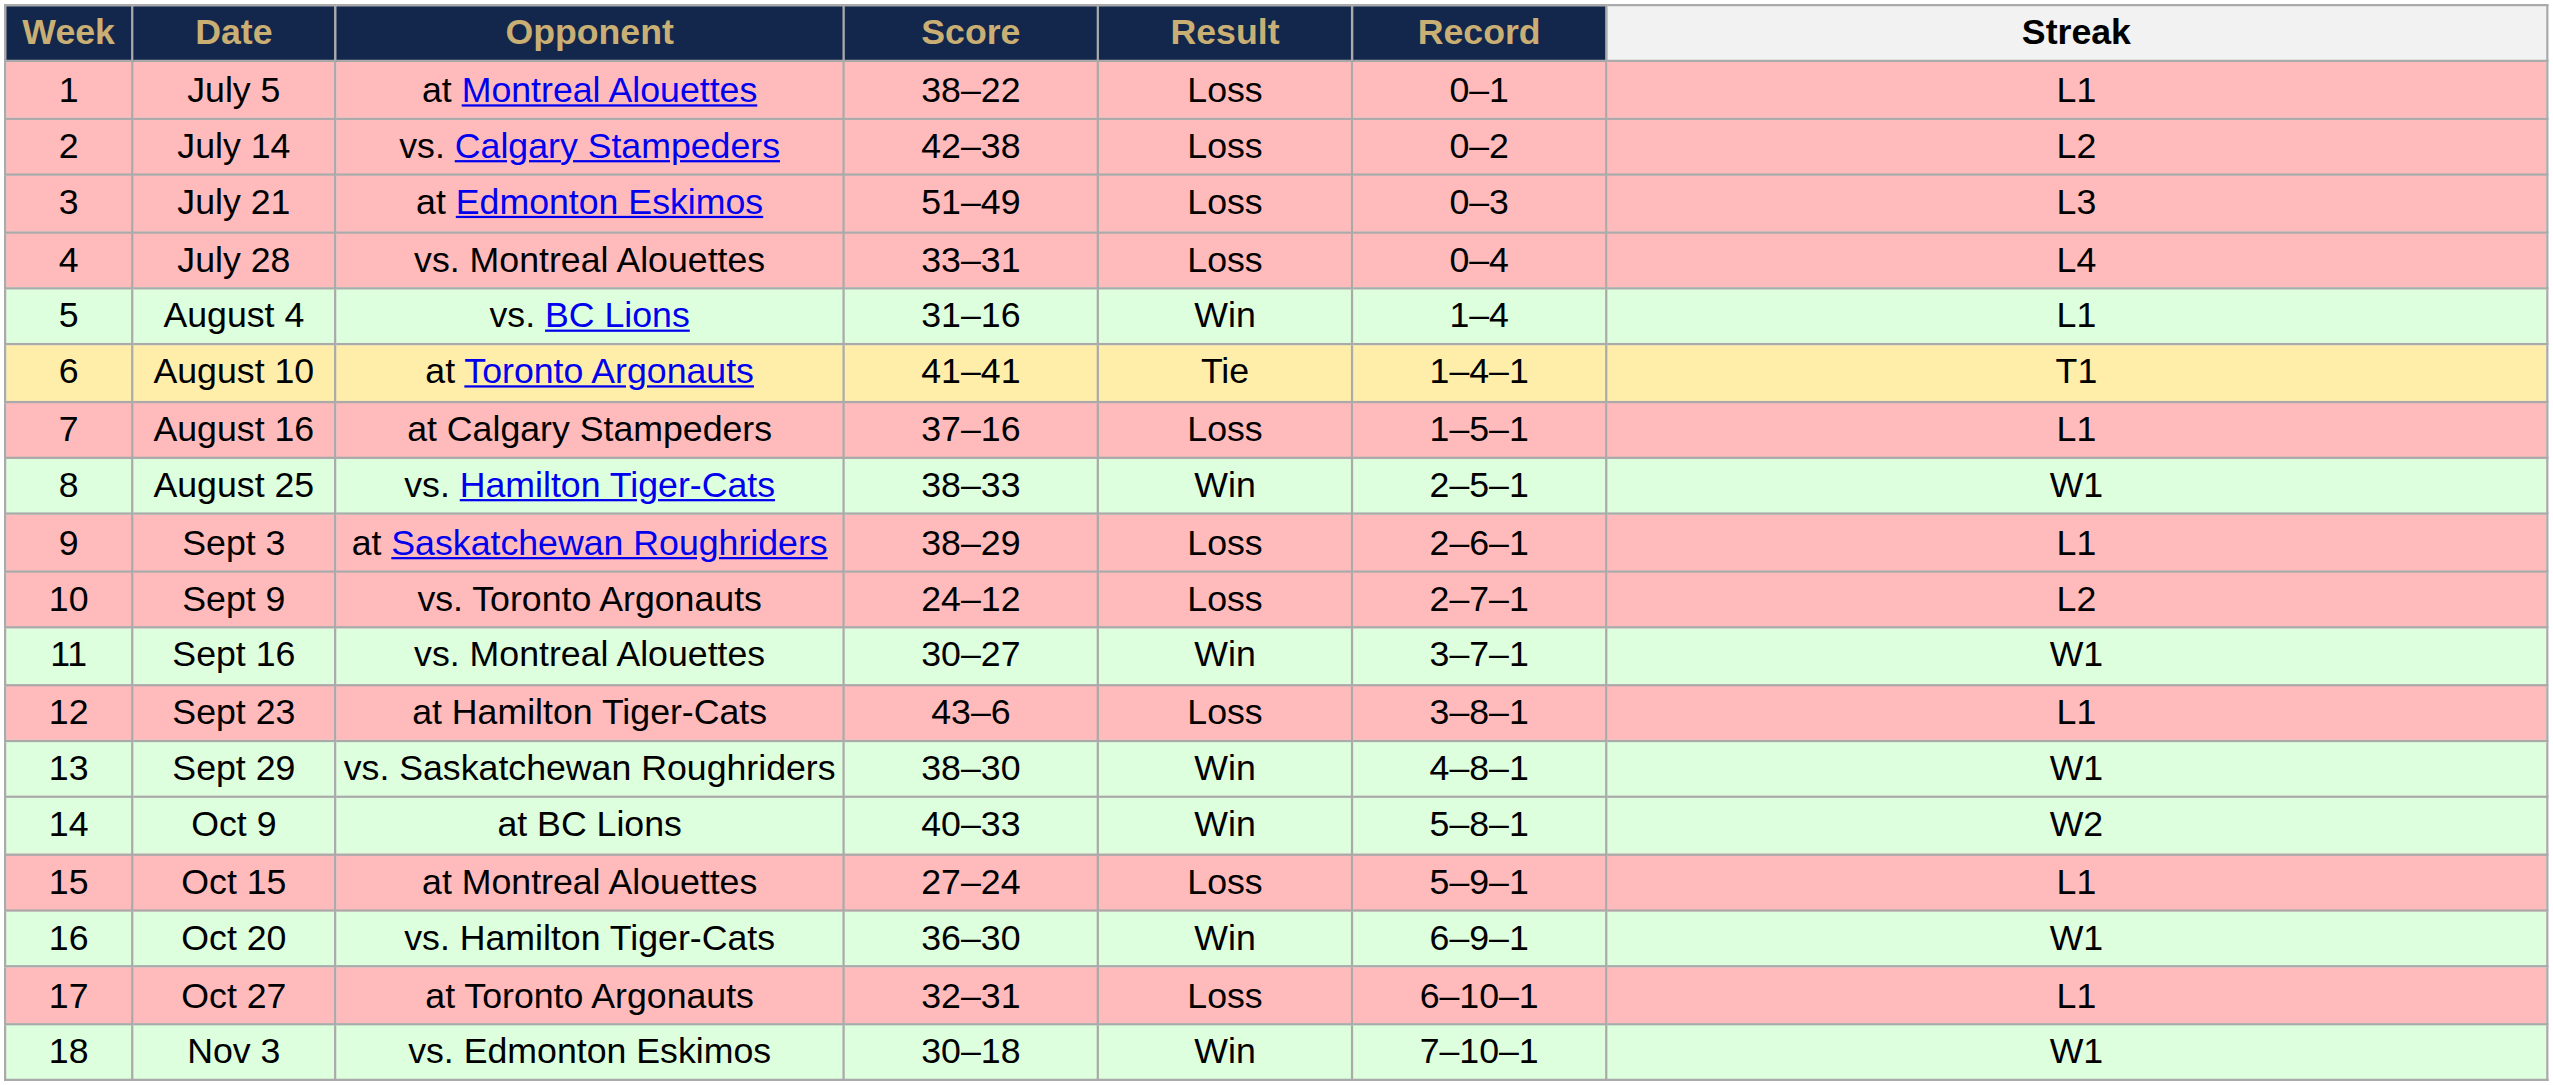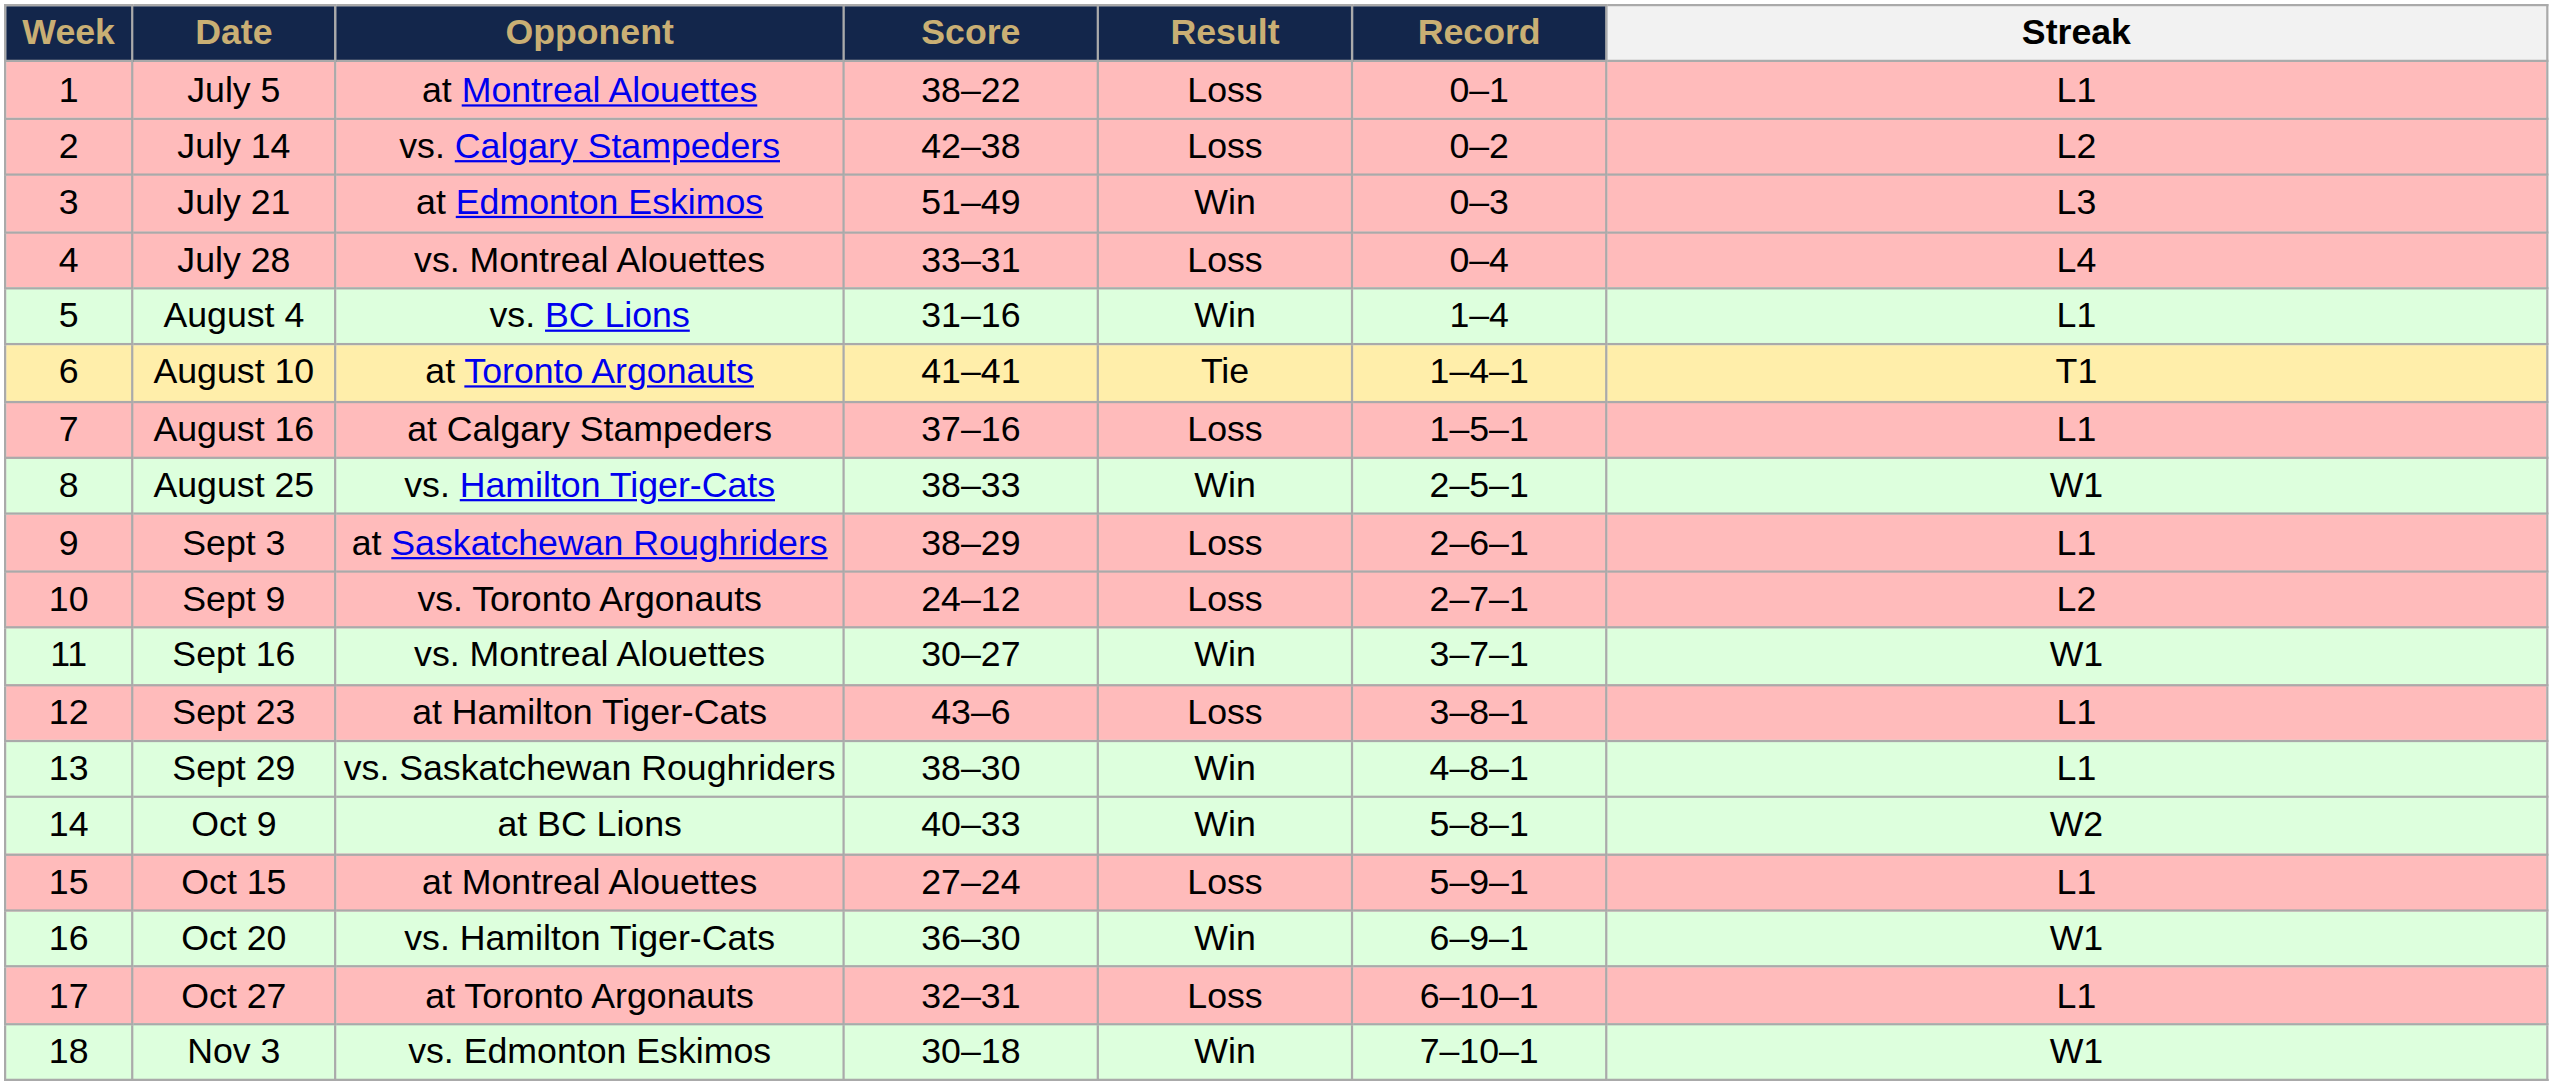(1225, 202) Loss -> (1225, 202) Win
(2076, 768) W1 -> (2076, 768) L1
